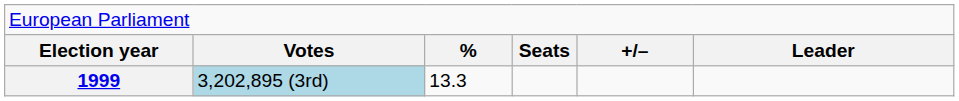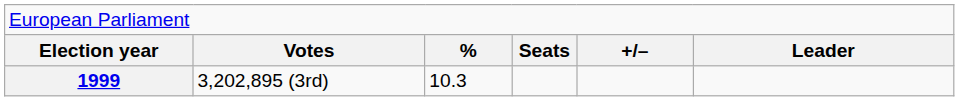(263, 80) lightblue background -> (263, 80) no background
(448, 80) 13.3 -> (448, 80) 10.3
